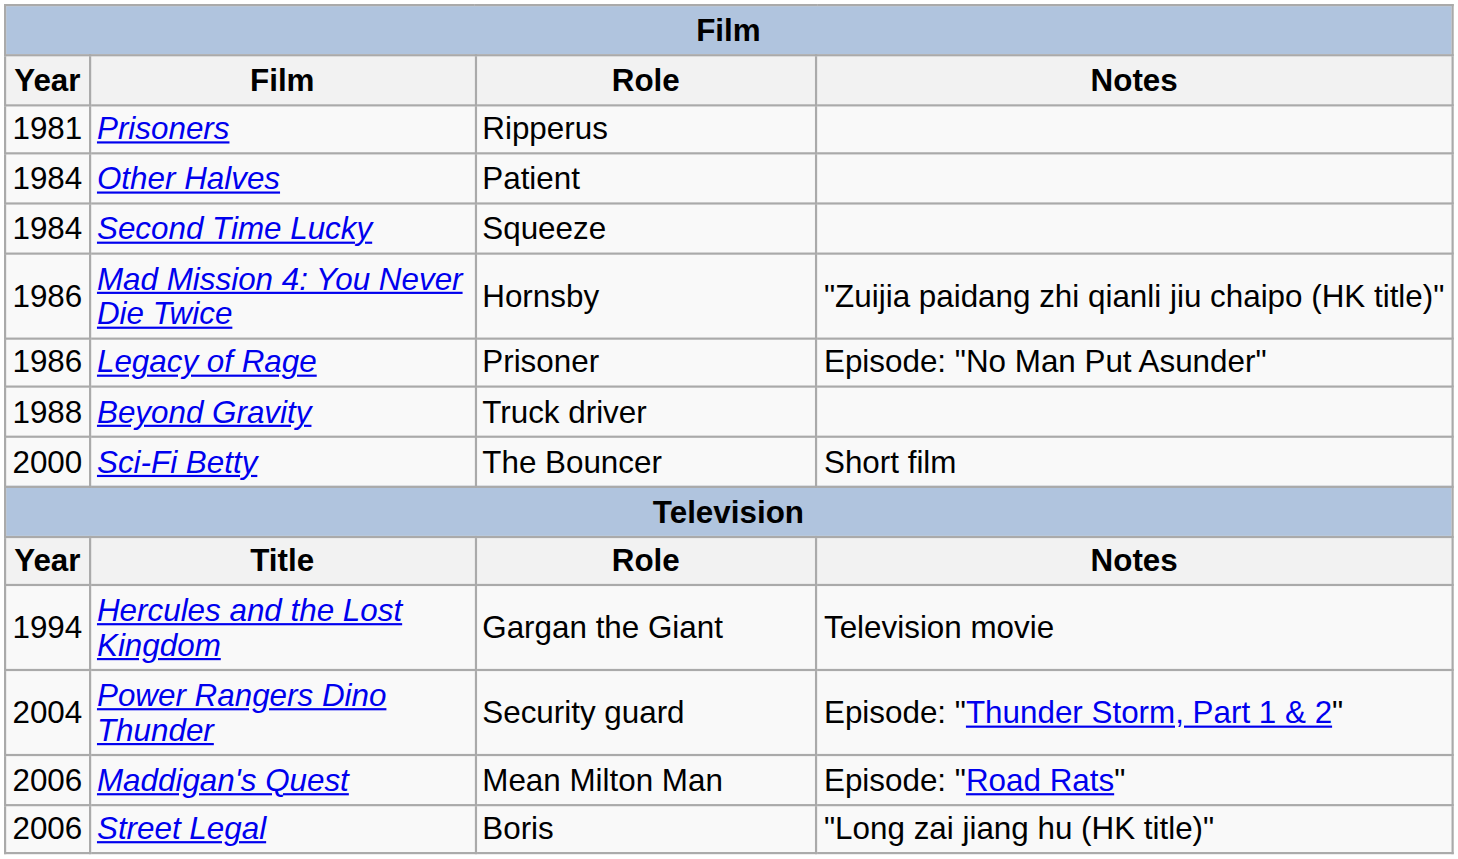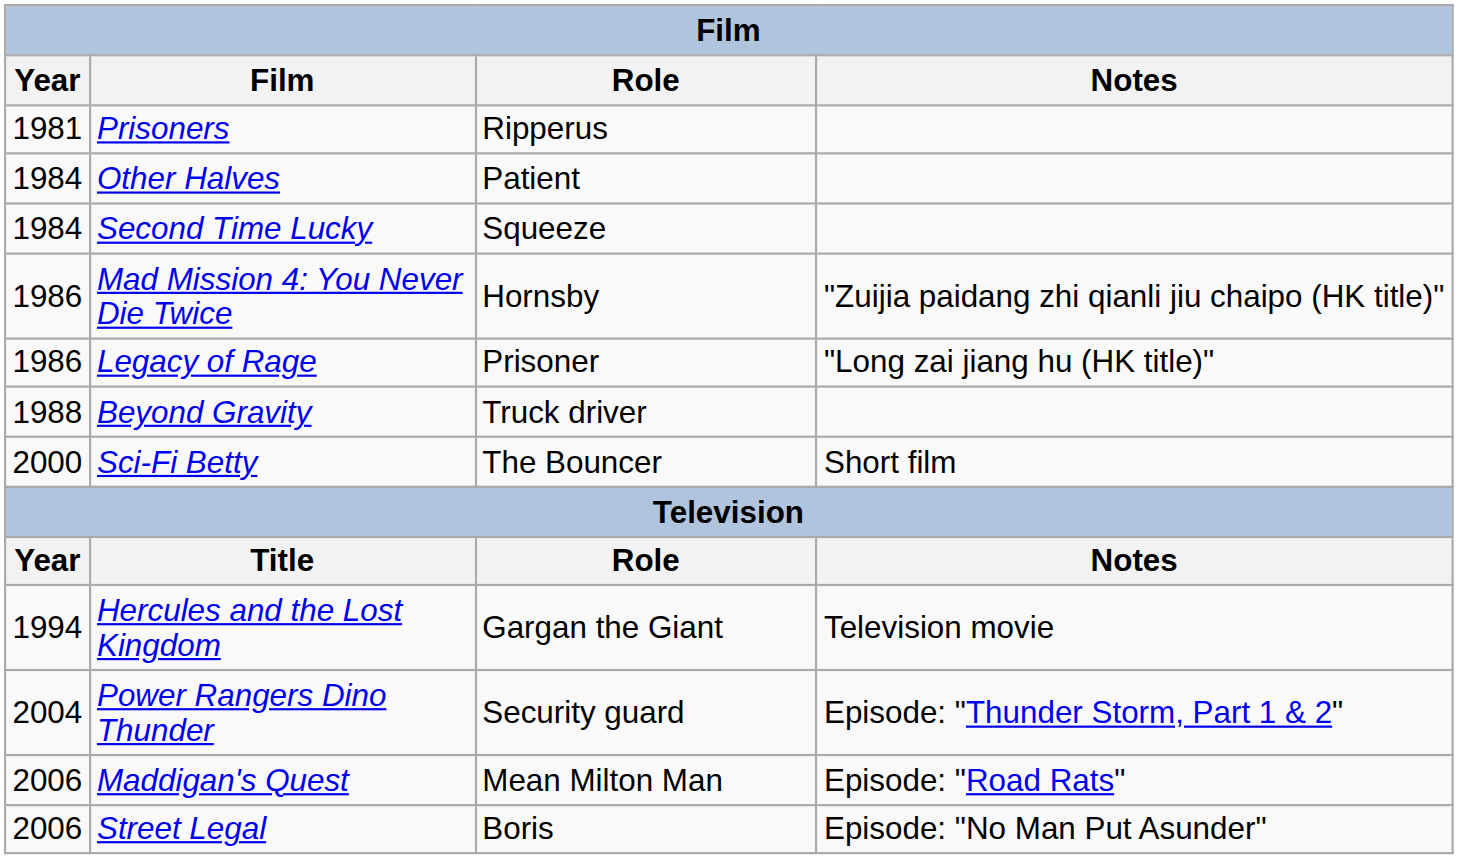(1045, 363) Episode: "No Man Put Asunder" -> (1019, 363) "Long zai jiang hu (HK title)"
(1019, 829) "Long zai jiang hu (HK title)" -> (1045, 829) Episode: "No Man Put Asunder"
